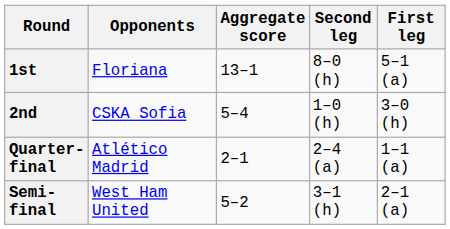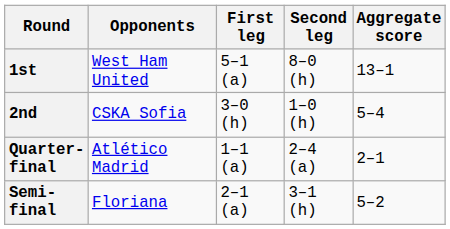columns swapped: (411, 27) <-> (263, 27)
(130, 71) Floriana -> (130, 71) West Ham United
(130, 202) West Ham United -> (130, 202) Floriana
